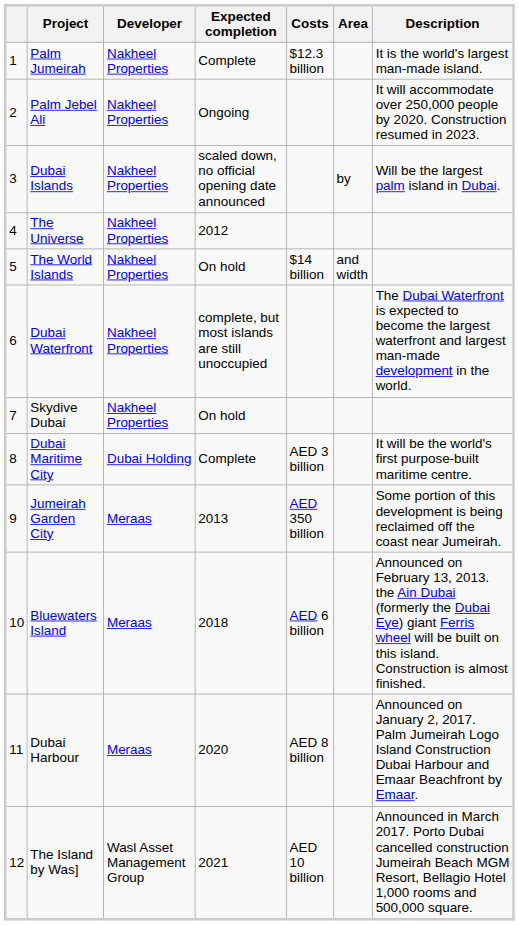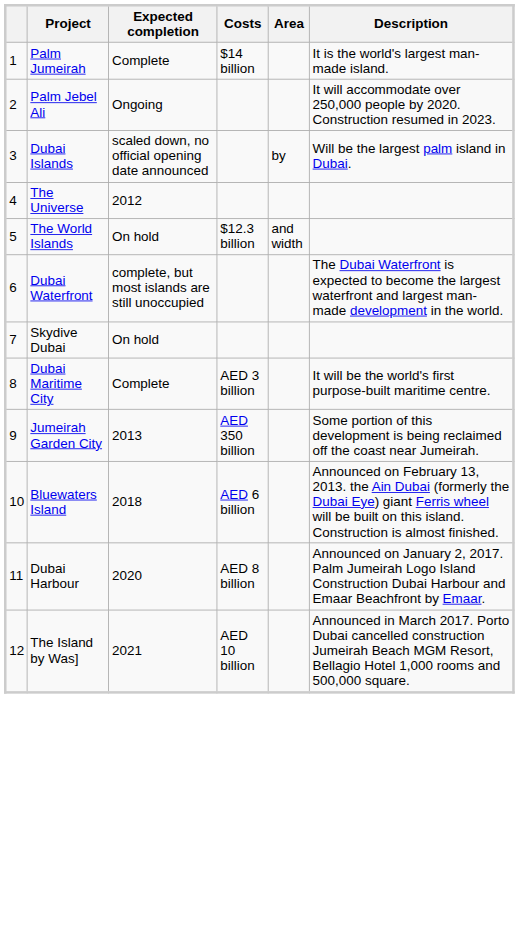- column: (150, 24)
(307, 60) $12.3 billion -> (237, 60) $14 billion
(307, 267) $14 billion -> (237, 236) $12.3 billion
